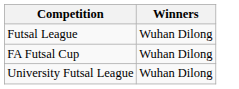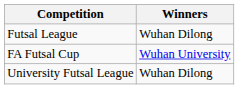(176, 53) Wuhan Dilong -> (185, 53) Wuhan University
